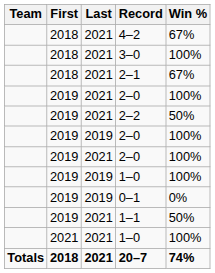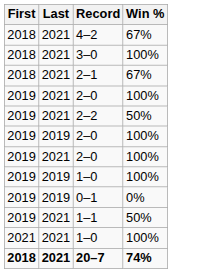- column: (26, 14)
